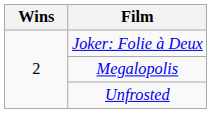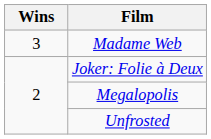+ row: (137, 43)
